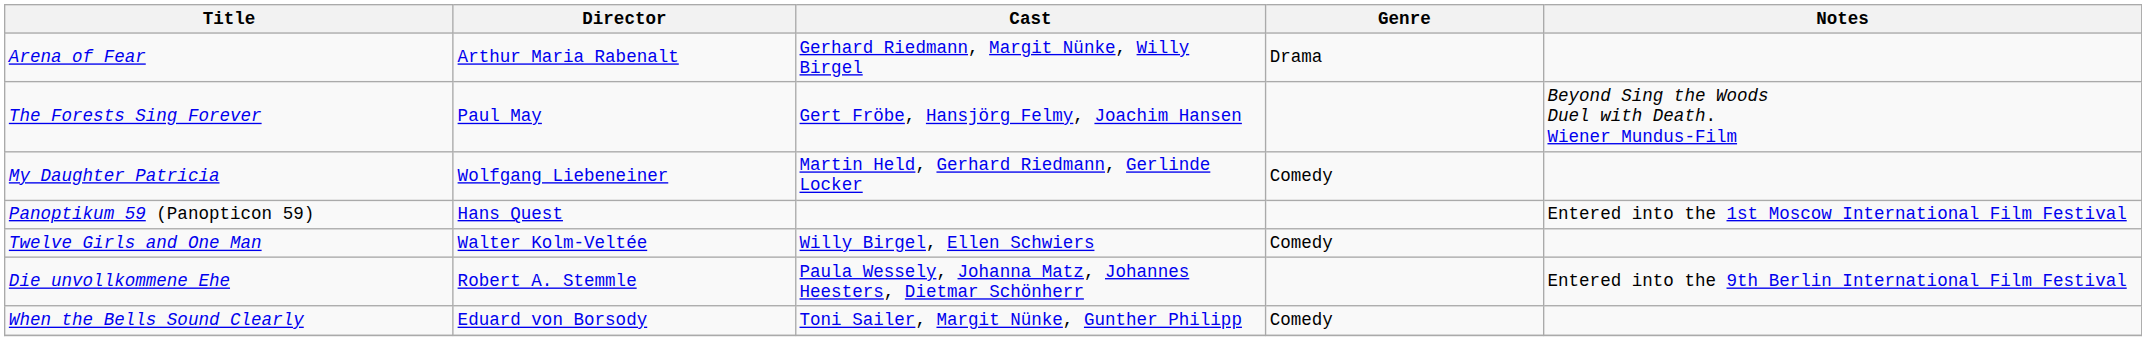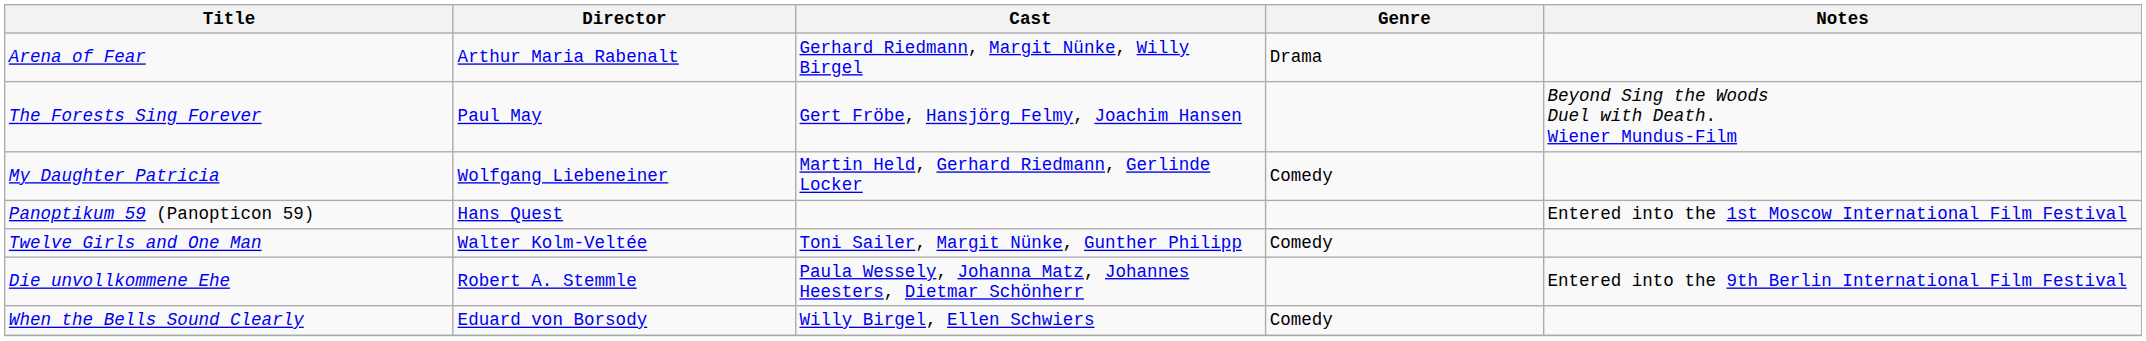(947, 243) Willy Birgel, Ellen Schwiers -> (1021, 243) Toni Sailer, Margit Nünke, Gunther Philipp
(1021, 320) Toni Sailer, Margit Nünke, Gunther Philipp -> (947, 320) Willy Birgel, Ellen Schwiers
